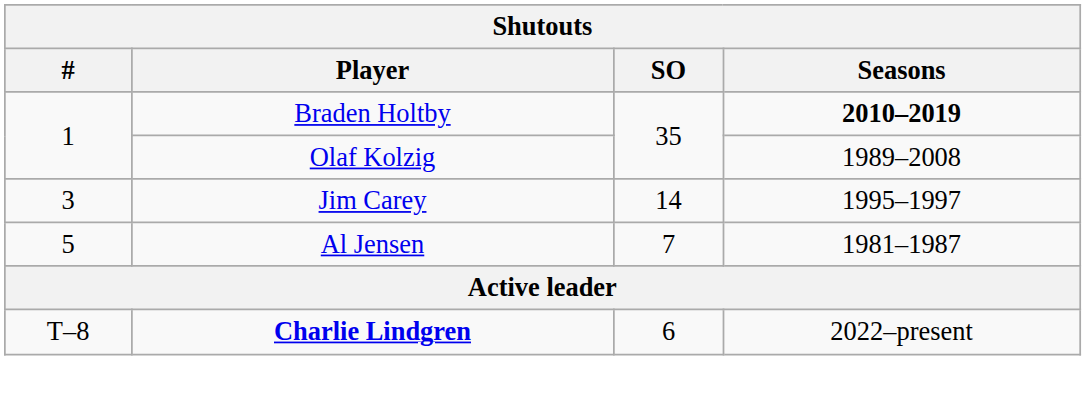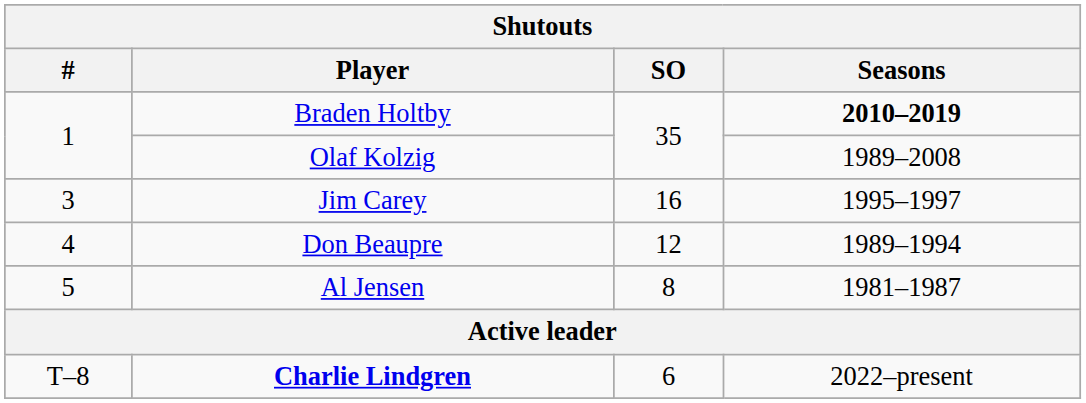(668, 200) 14 -> (668, 200) 16
+ row: (372, 244)
(668, 244) 7 -> (668, 288) 8
